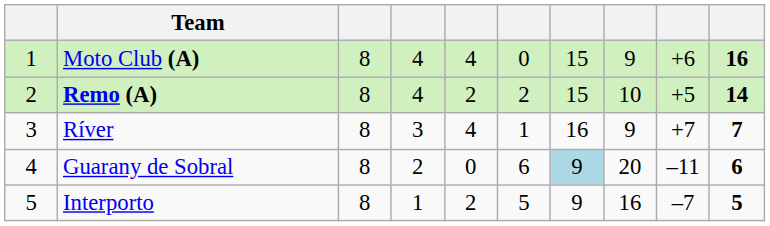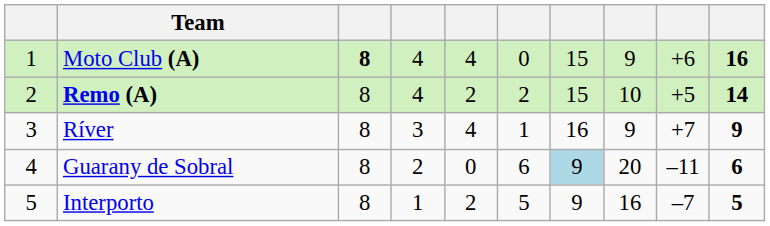(365, 58) normal -> (365, 58) bold
(737, 130) 7 -> (737, 130) 9
